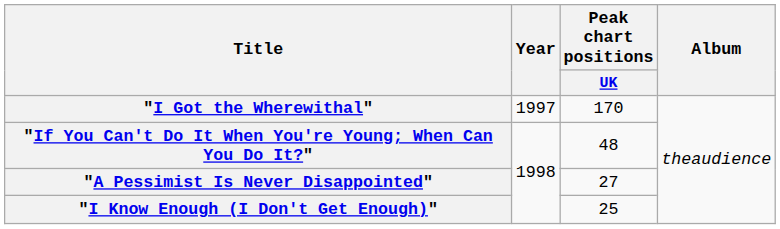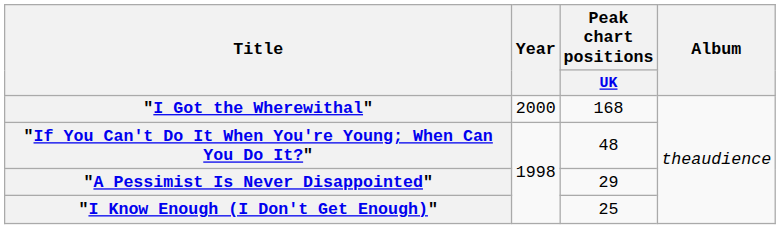(536, 109) 1997 -> (536, 109) 2000
(609, 109) 170 -> (609, 109) 168
(609, 182) 27 -> (609, 182) 29
